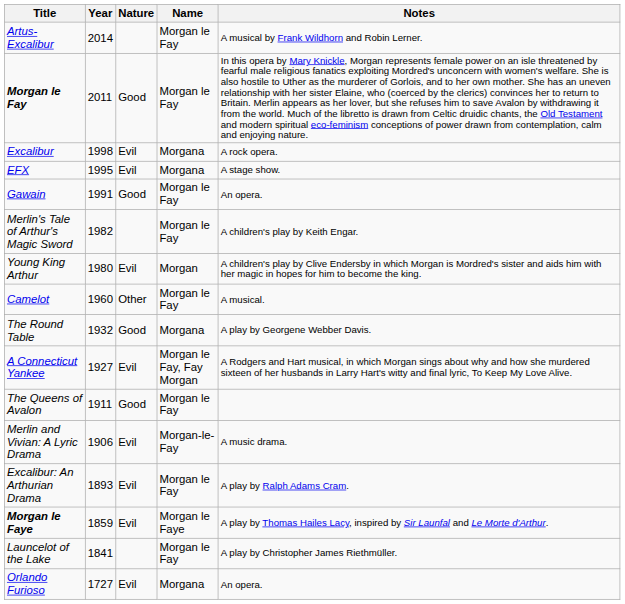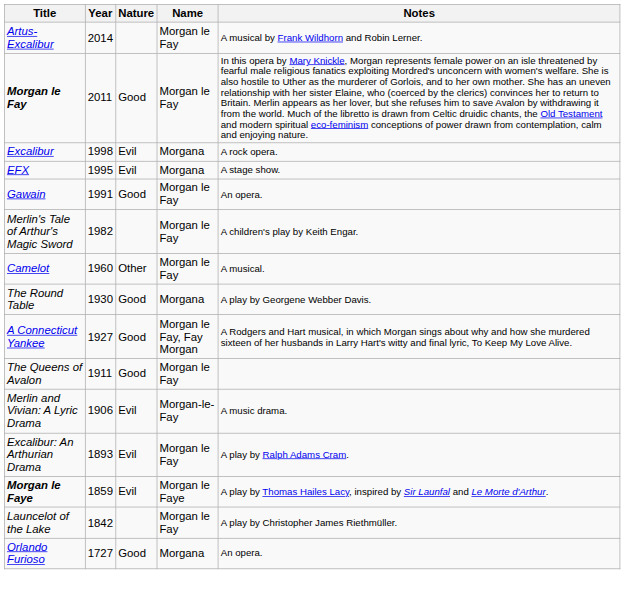- row: (36, 268)
(100, 330) 1932 -> (100, 299) 1930
(127, 367) Evil -> (132, 336) Good
(100, 553) 1841 -> (100, 522) 1842
(127, 584) Evil -> (132, 553) Good
